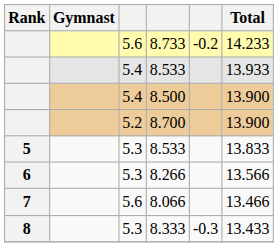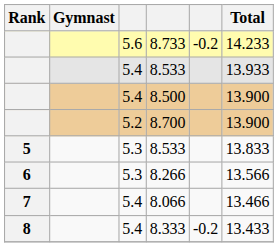(132, 202) 5.6 -> (132, 202) 5.4
(132, 228) 5.3 -> (132, 228) 5.4
(206, 228) -0.3 -> (206, 228) -0.2
